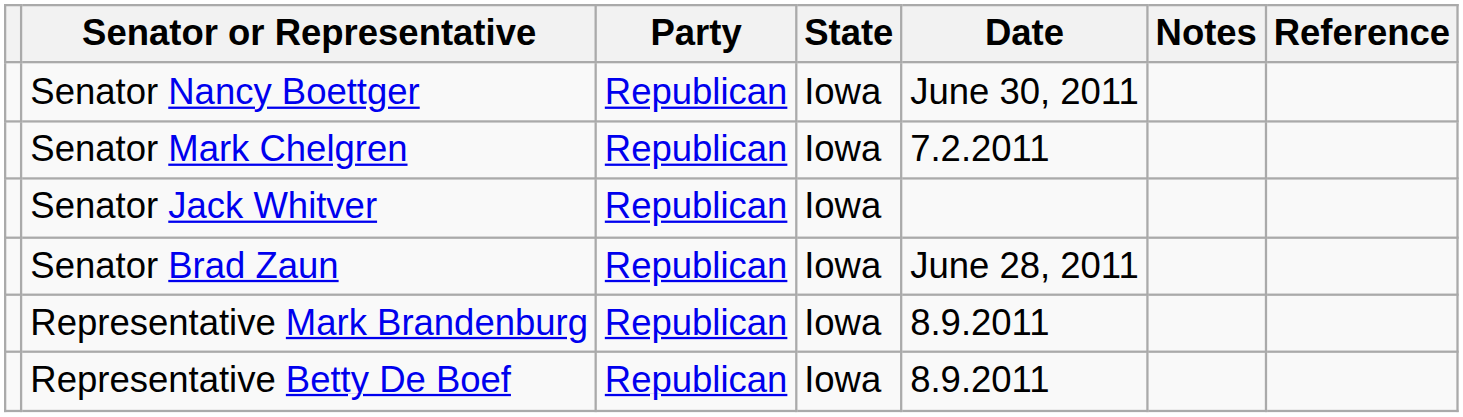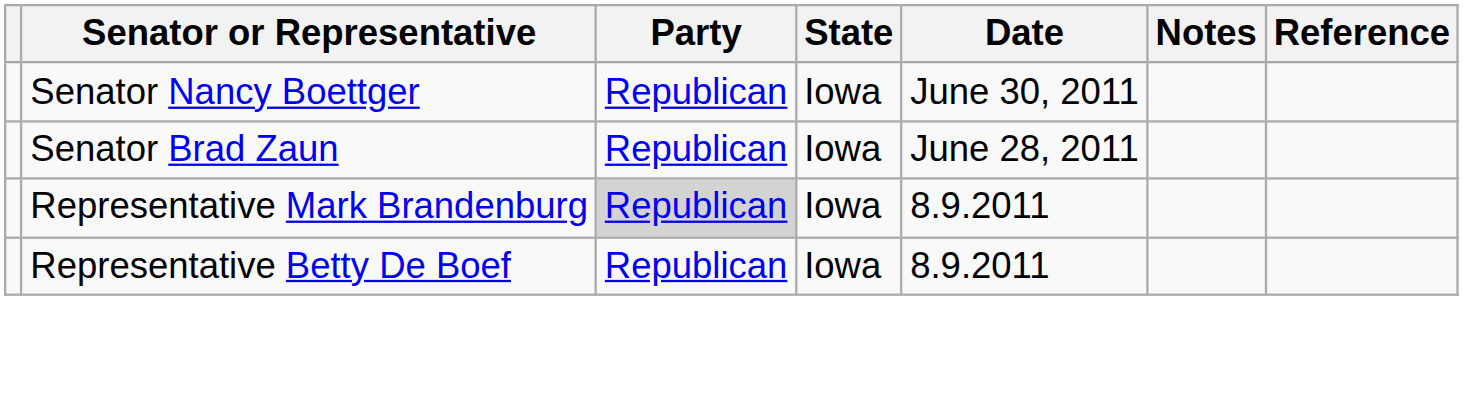- row: (219, 149)
- row: (204, 206)
(696, 322) no background -> (696, 206) lightgrey background
